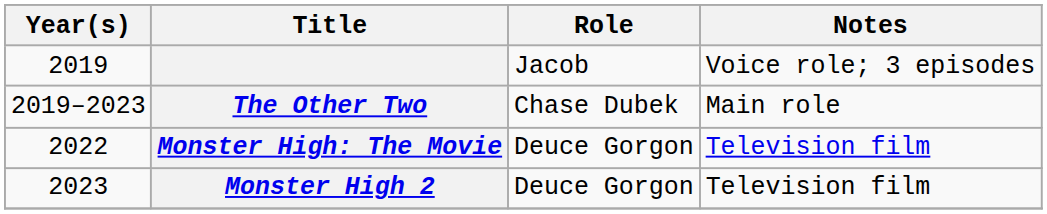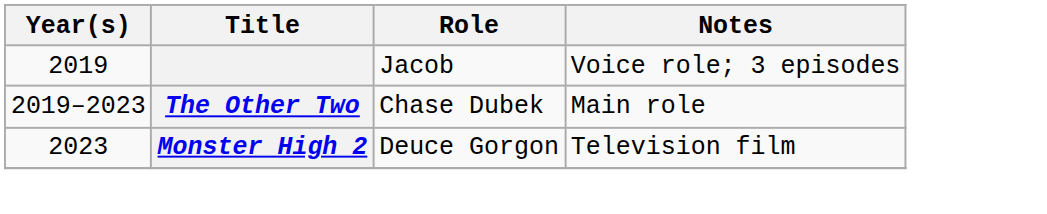- row: (78, 147)
